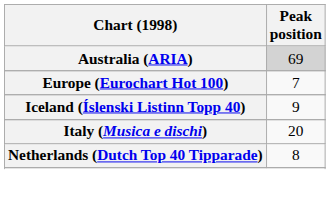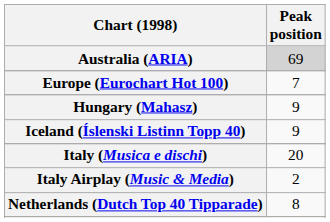+ row: (135, 107)
+ row: (135, 180)
